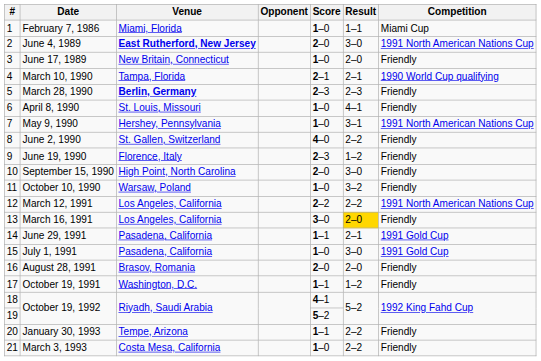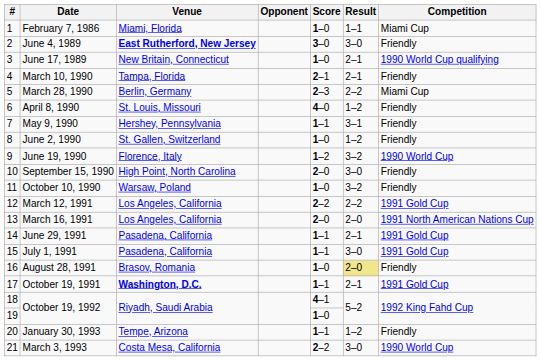(321, 44) 2–0 -> (321, 44) 3–0
(457, 44) 1991 North American Nations Cup -> (399, 44) Friendly
(354, 60) 2–0 -> (354, 60) 2–1
(399, 60) Friendly -> (440, 60) 1990 World Cup qualifying
(440, 76) 1990 World Cup qualifying -> (399, 76) Friendly
(157, 92) bold -> (155, 92) normal
(354, 92) 2–3 -> (354, 92) 2–2
(399, 92) Friendly -> (405, 92) Miami Cup
(321, 108) 1–0 -> (321, 108) 4–0
(354, 108) 4–1 -> (354, 108) 1–2
(321, 124) 1–0 -> (321, 124) 1–1
(457, 124) 1991 North American Nations Cup -> (399, 124) Friendly
(321, 140) 4–0 -> (321, 140) 1–0
(354, 140) 2–2 -> (354, 140) 1–2
(321, 156) 2–3 -> (321, 156) 1–2
(354, 156) 1–2 -> (354, 156) 3–2
(399, 156) Friendly -> (417, 156) 1990 World Cup
(457, 204) 1991 North American Nations Cup -> (415, 204) 1991 Gold Cup
(321, 220) 3–0 -> (321, 220) 2–0
(354, 220) gold background -> (354, 220) no background
(399, 220) Friendly -> (457, 220) 1991 North American Nations Cup
(321, 252) 1–0 -> (321, 252) 1–1
(321, 268) 2–0 -> (321, 268) 1–0
(354, 268) no background -> (354, 268) khaki background
(158, 284) normal -> (160, 284) bold
(354, 284) 1–2 -> (354, 284) 2–1
(399, 284) Friendly -> (415, 284) 1991 Gold Cup
(321, 316) 5–2 -> (321, 316) 1–0
(354, 332) 2–2 -> (354, 332) 1–2
(321, 348) 1–0 -> (321, 348) 2–2
(354, 348) 2–2 -> (354, 348) 3–0
(399, 348) Friendly -> (417, 348) 1990 World Cup
